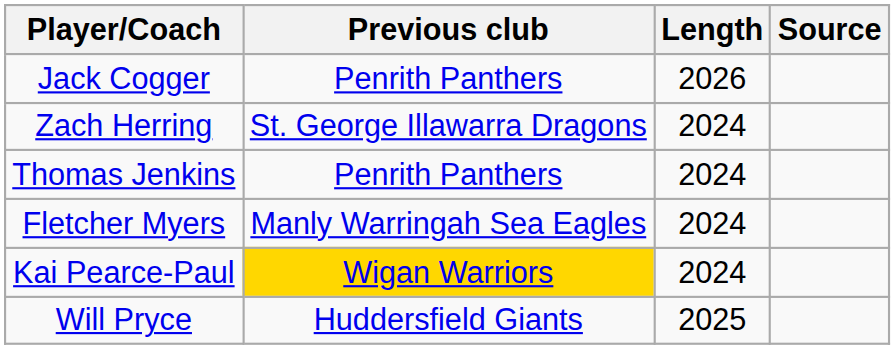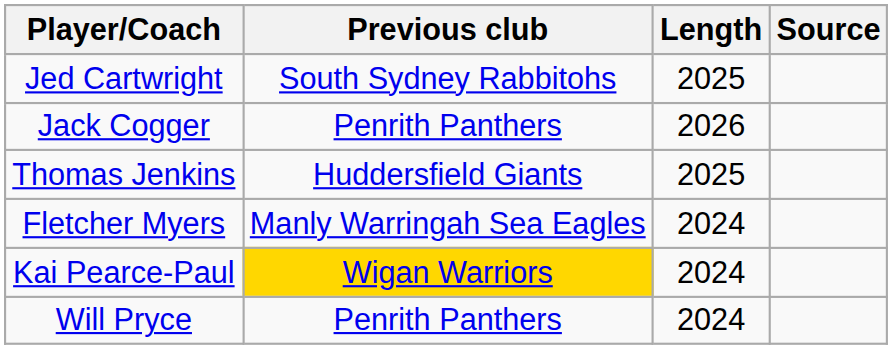+ row: (124, 78)
- row: (124, 127)
(448, 175) Penrith Panthers -> (448, 175) Huddersfield Giants
(712, 175) 2024 -> (711, 175) 2025
(448, 320) Huddersfield Giants -> (448, 320) Penrith Panthers
(712, 320) 2025 -> (711, 320) 2024
